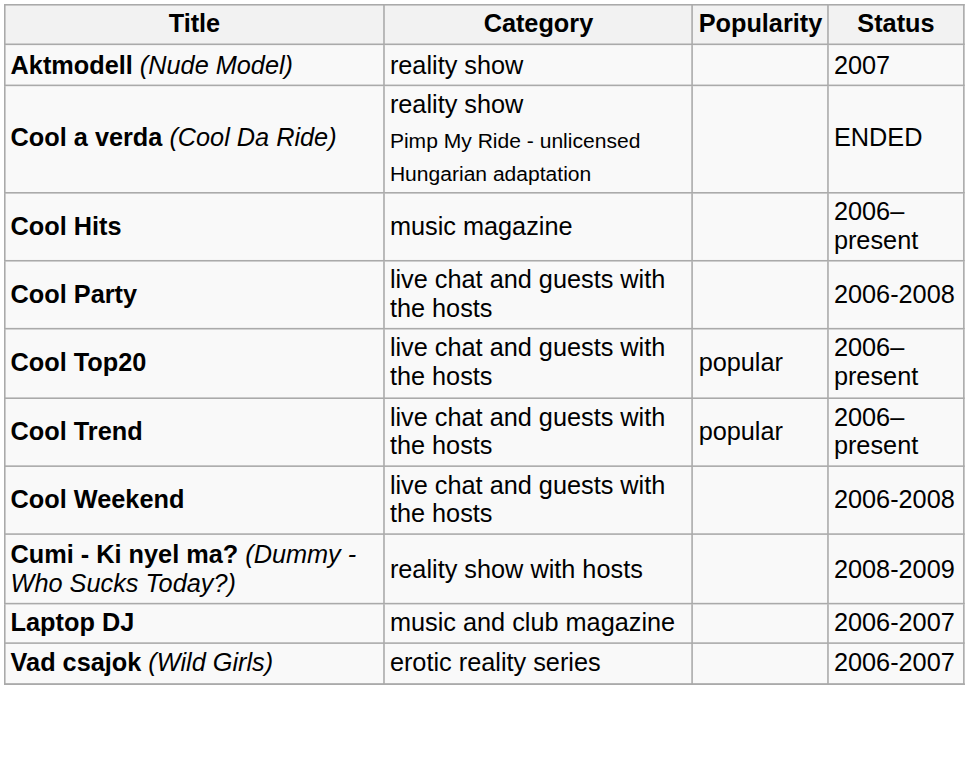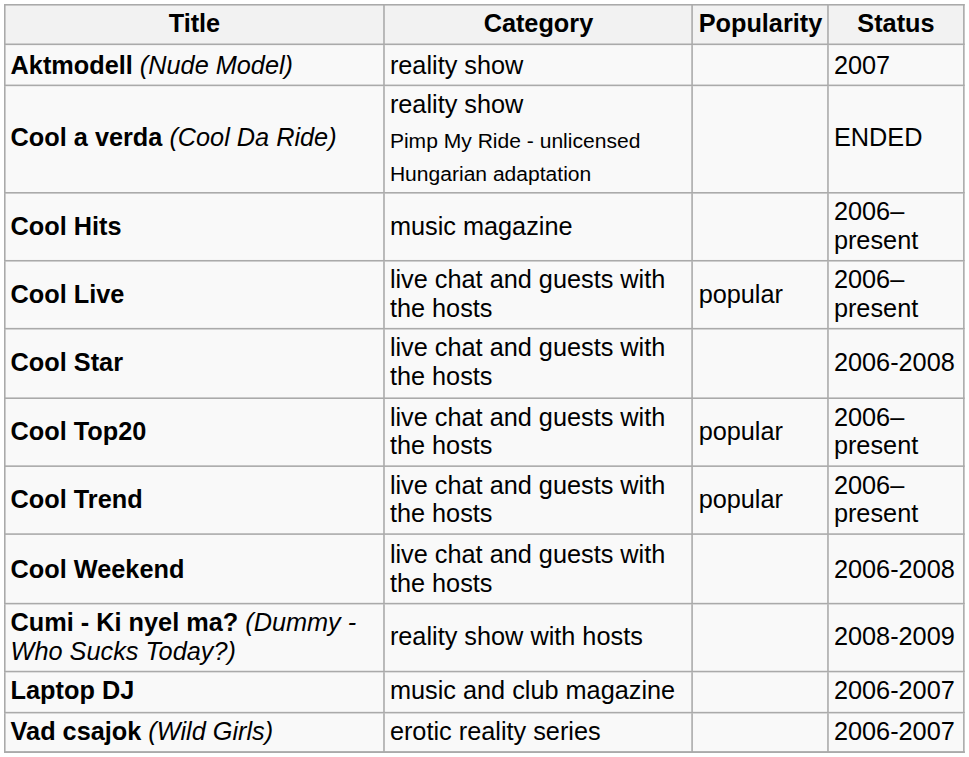+ row: (68, 294)
- row: (74, 294)
+ row: (67, 363)
